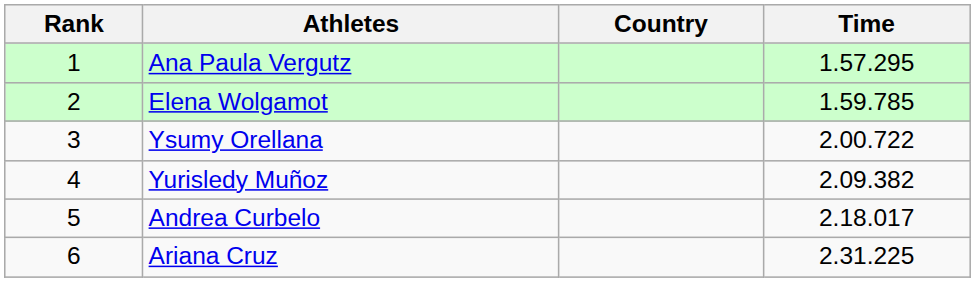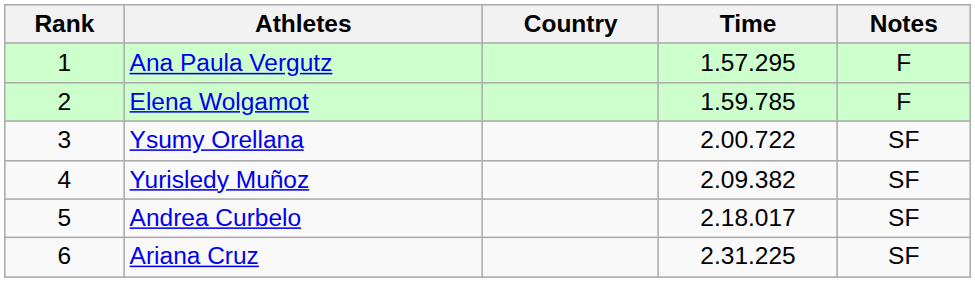+ column: (904, 23)
